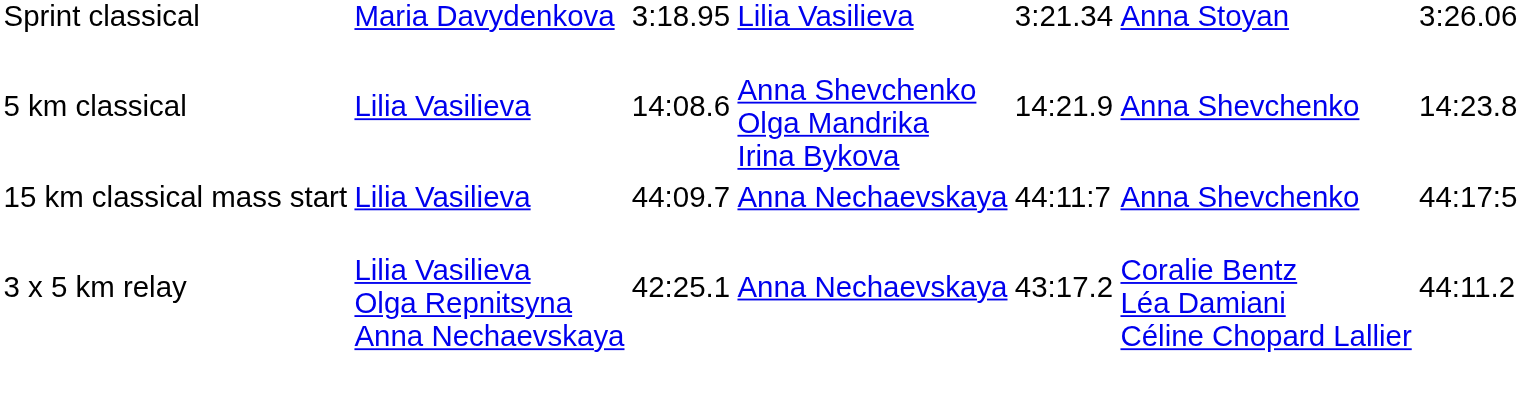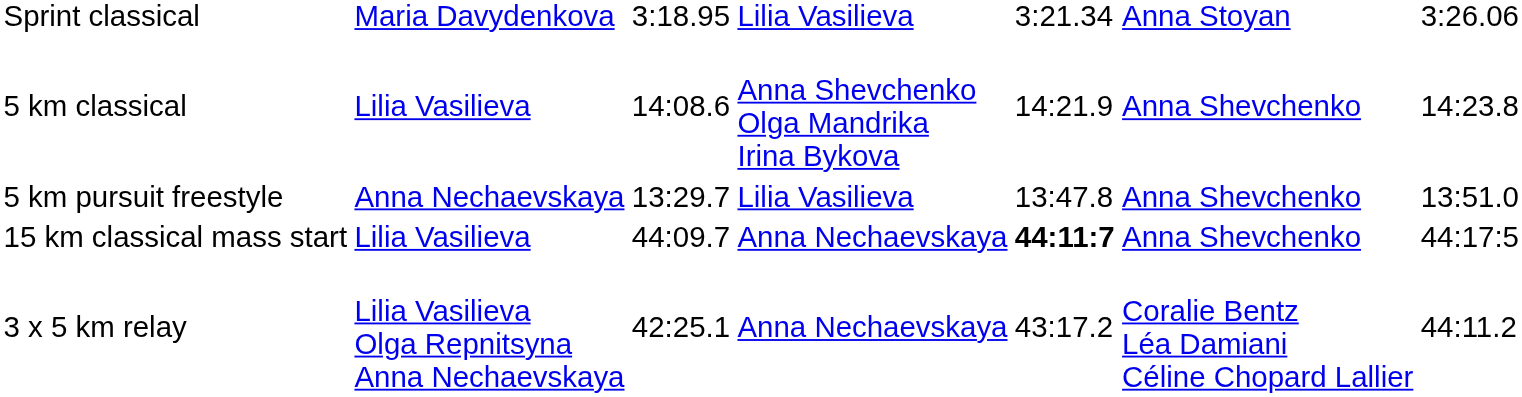+ row: (143, 196)
(1063, 196) normal -> (1065, 237) bold
